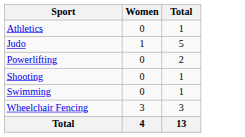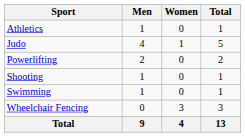+ column: (142, 12)
